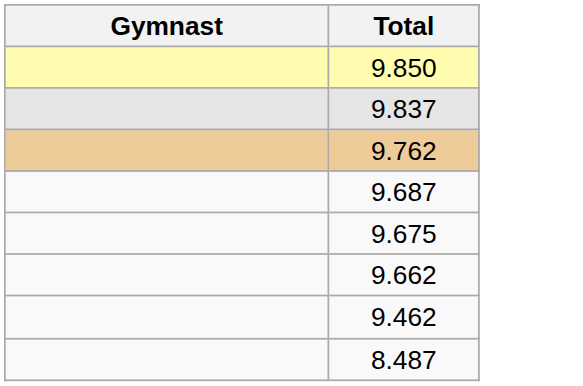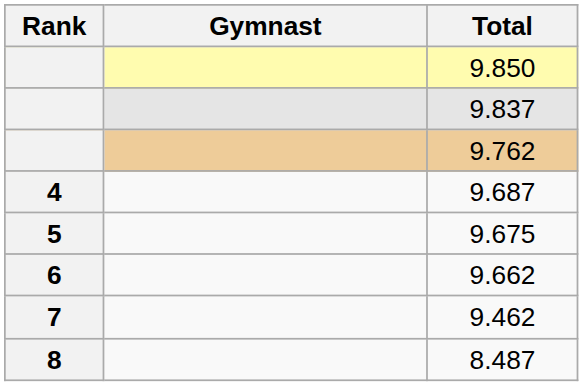+ column: (54, 26)
